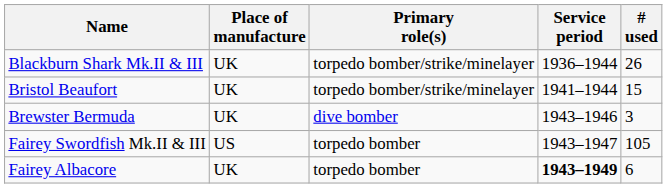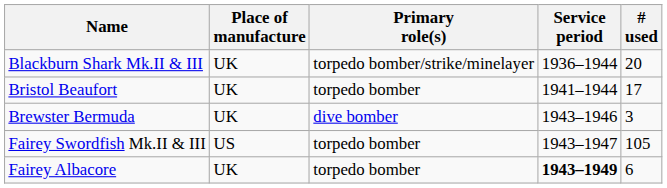(633, 63) 26 -> (633, 63) 20
(424, 90) torpedo bomber/strike/minelayer -> (367, 90) torpedo bomber
(633, 90) 15 -> (633, 90) 17
